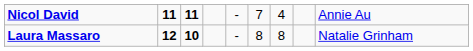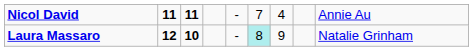(259, 35) no background -> (259, 35) paleturquoise background
(282, 35) 8 -> (282, 35) 9
